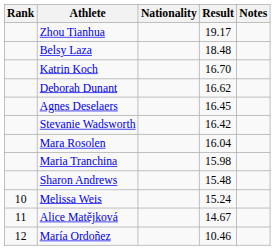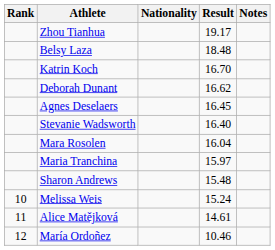(218, 124) 16.42 -> (218, 124) 16.40
(218, 161) 15.98 -> (218, 161) 15.97
(218, 217) 14.67 -> (218, 217) 14.61
